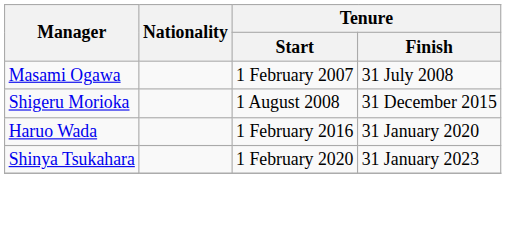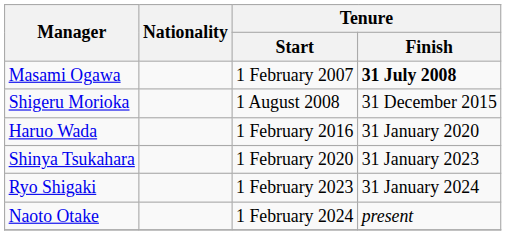(408, 74) normal -> (409, 74) bold
+ row: (52, 187)
+ row: (54, 215)
